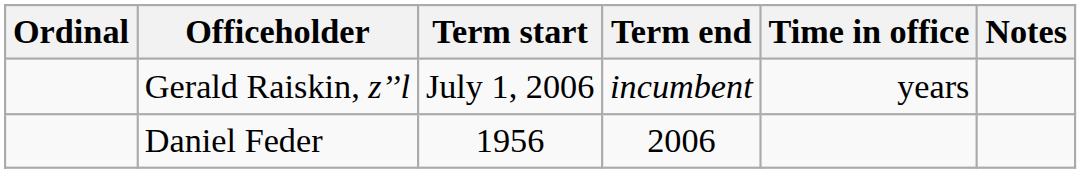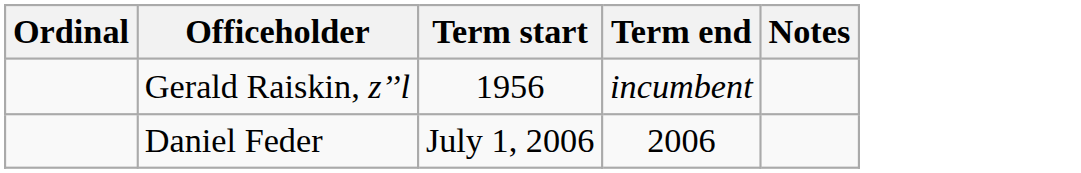- column: (869, 31)
(510, 85) July 1, 2006 -> (510, 85) 1956
(510, 140) 1956 -> (510, 140) July 1, 2006
